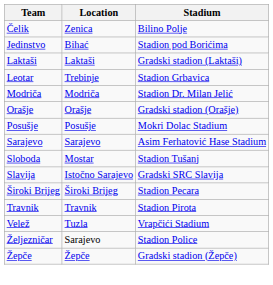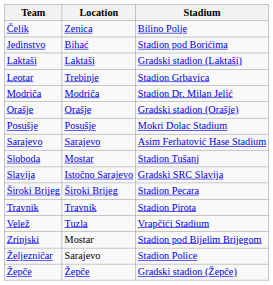+ row: (23, 239)
